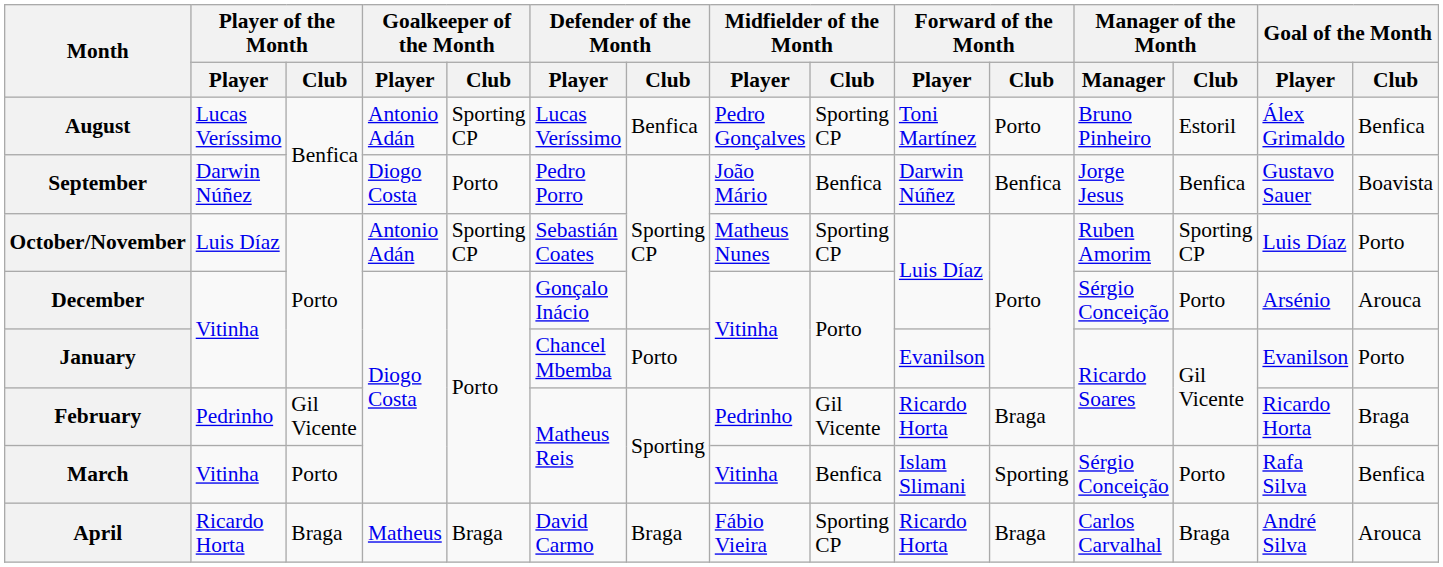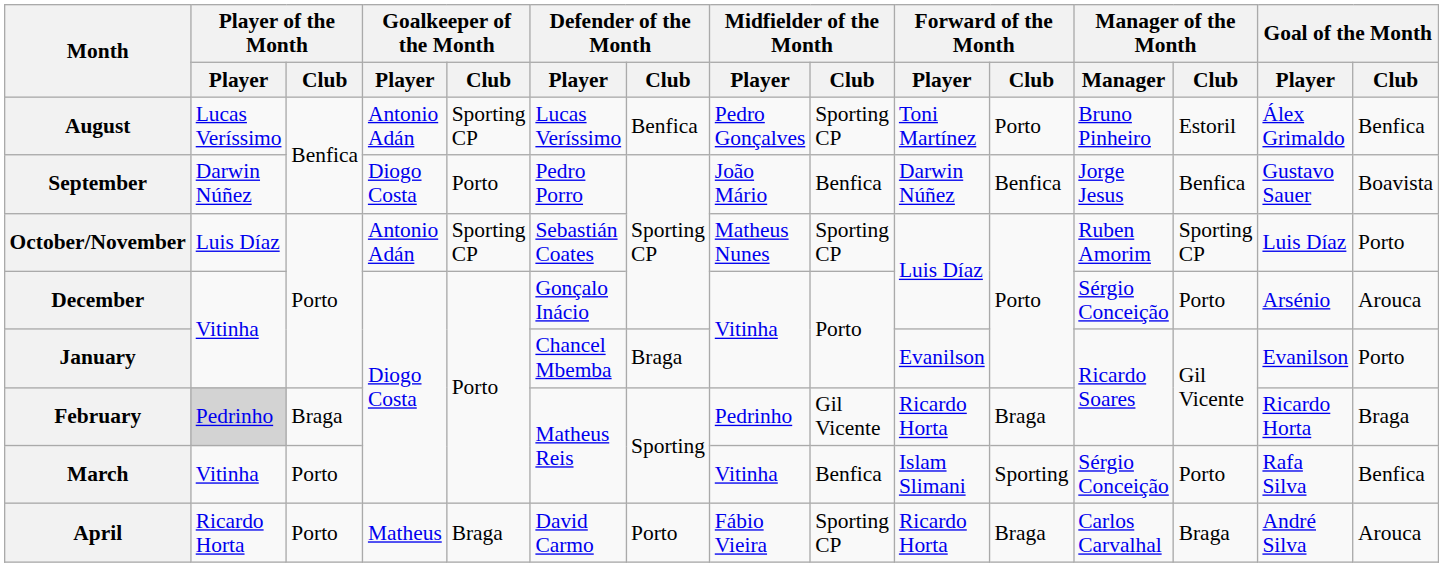(654, 358) Porto -> (657, 358) Braga
(234, 416) no background -> (234, 416) lightgrey background
(324, 416) Gil Vicente -> (317, 416) Braga
(317, 532) Braga -> (315, 532) Porto
(657, 532) Braga -> (654, 532) Porto
